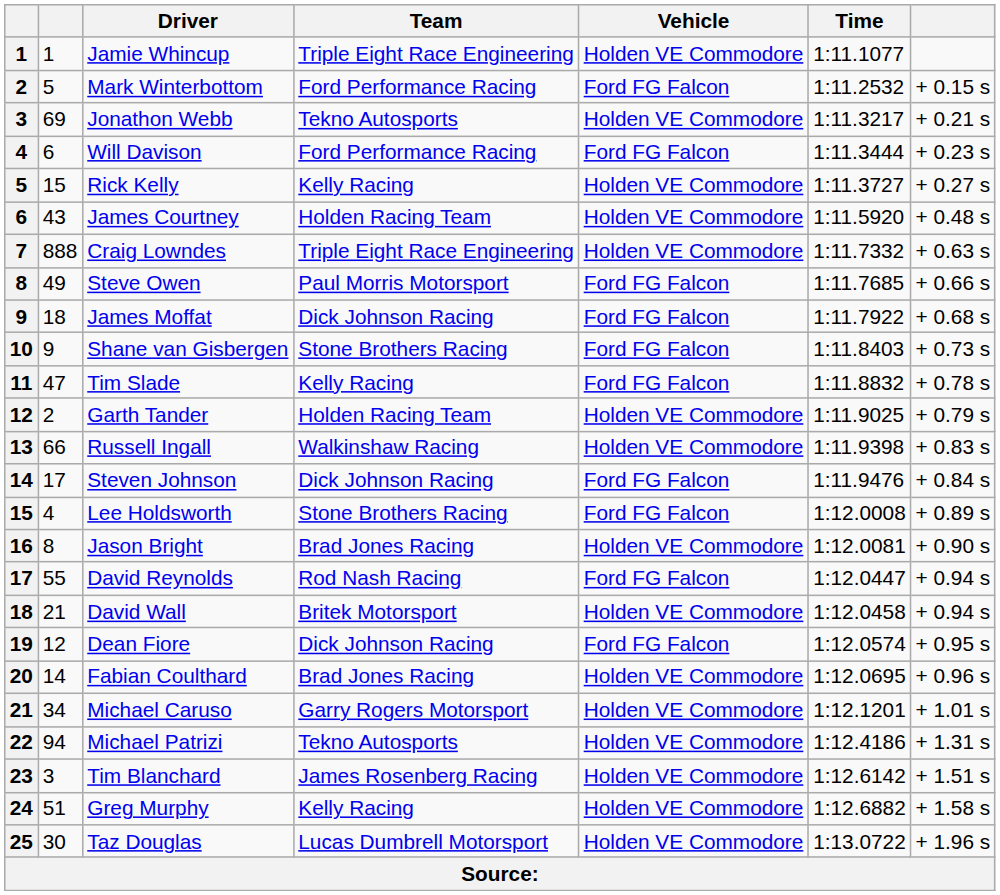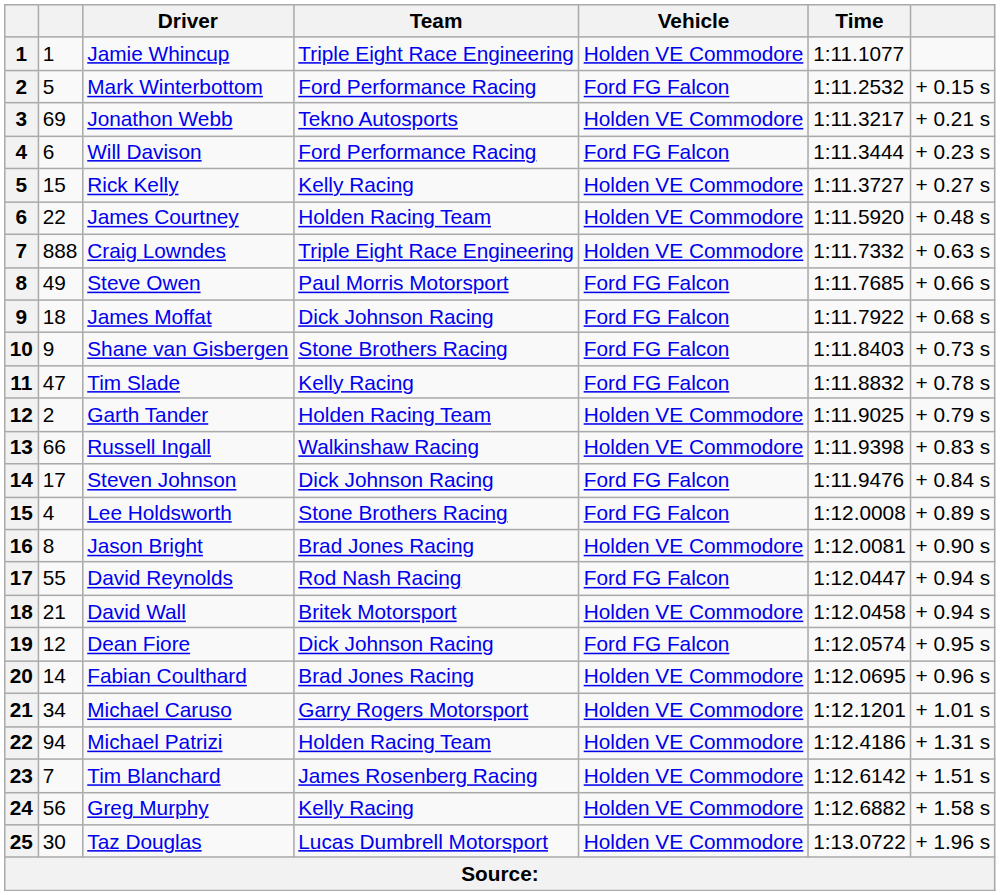(54, 218) 43 -> (54, 218) 22
(378, 742) Tekno Autosports -> (395, 742) Holden Racing Team
(48, 775) 3 -> (48, 775) 7
(54, 808) 51 -> (54, 808) 56
